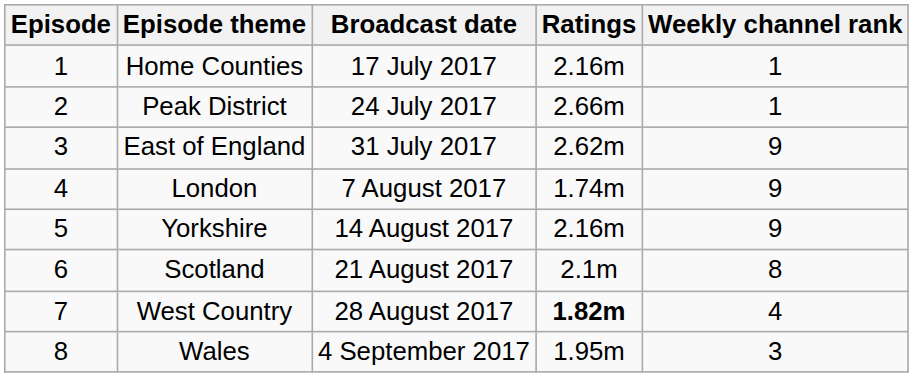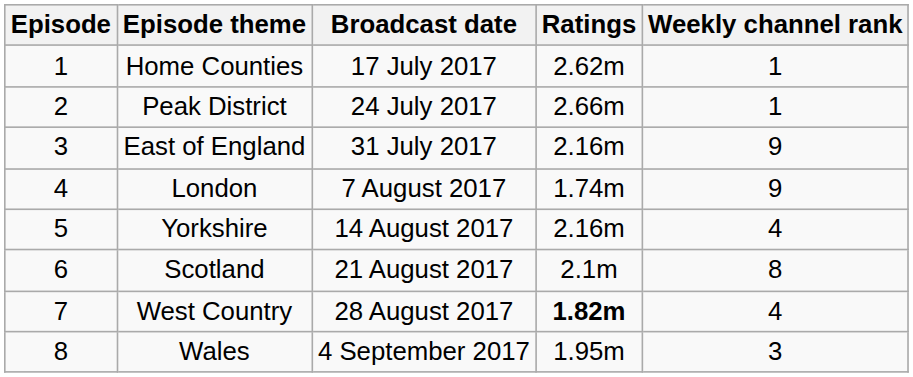(589, 65) 2.16m -> (589, 65) 2.62m
(589, 147) 2.62m -> (589, 147) 2.16m
(775, 229) 9 -> (775, 229) 4
